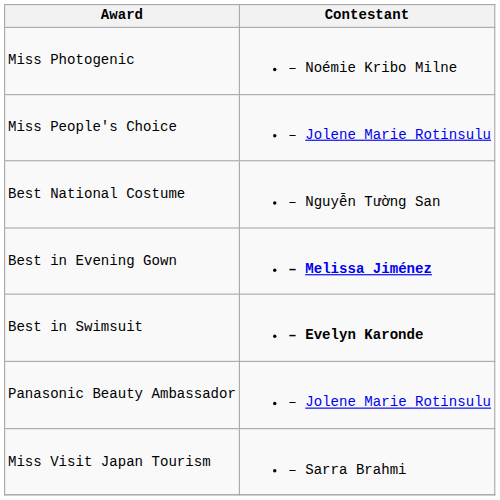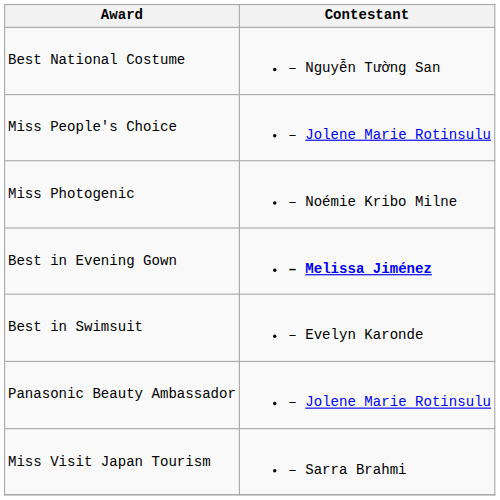rows swapped: (71, 61) <-> (97, 195)
(367, 336) bold -> (367, 336) normal
